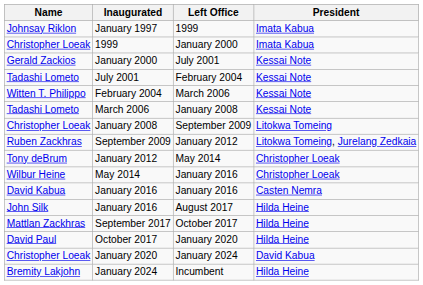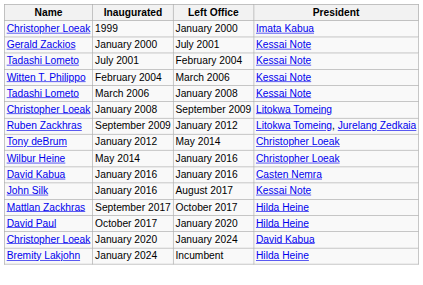- row: (126, 28)
(282, 207) Hilda Heine -> (284, 191) Kessai Note
